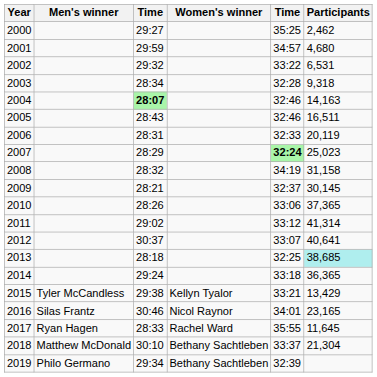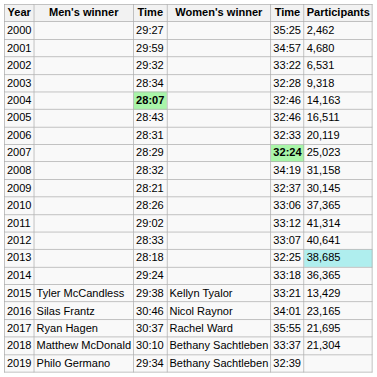(150, 240) 30:37 -> (150, 240) 28:33
(150, 328) 28:33 -> (150, 328) 30:37
(323, 328) 11,645 -> (324, 328) 21,695
